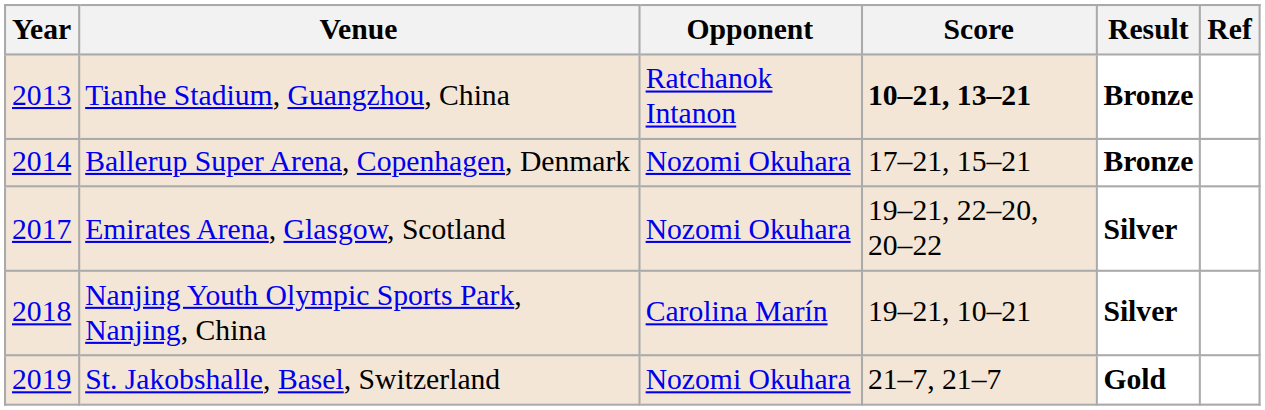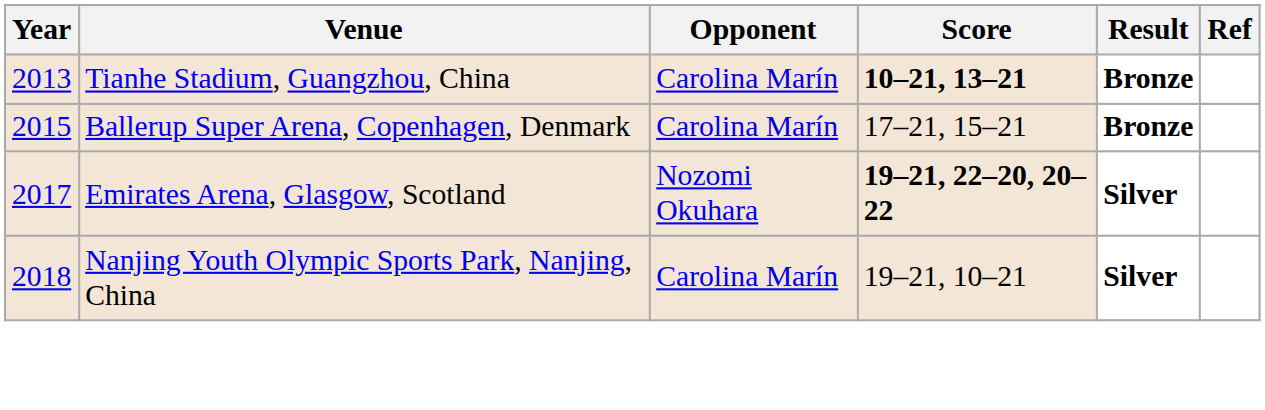(709, 95) Ratchanok Intanon -> (747, 78) Carolina Marín
(42, 162) 2014 -> (42, 127) 2015
(748, 162) Nozomi Okuhara -> (747, 127) Carolina Marín
(953, 228) normal -> (975, 193) bold
- row: (293, 379)
